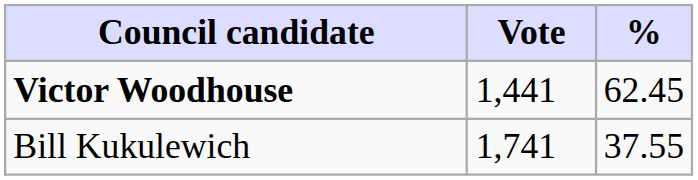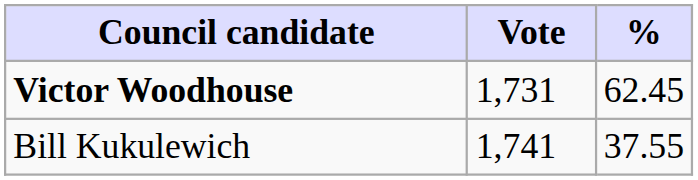(516, 89) 1,441 -> (516, 89) 1,731
